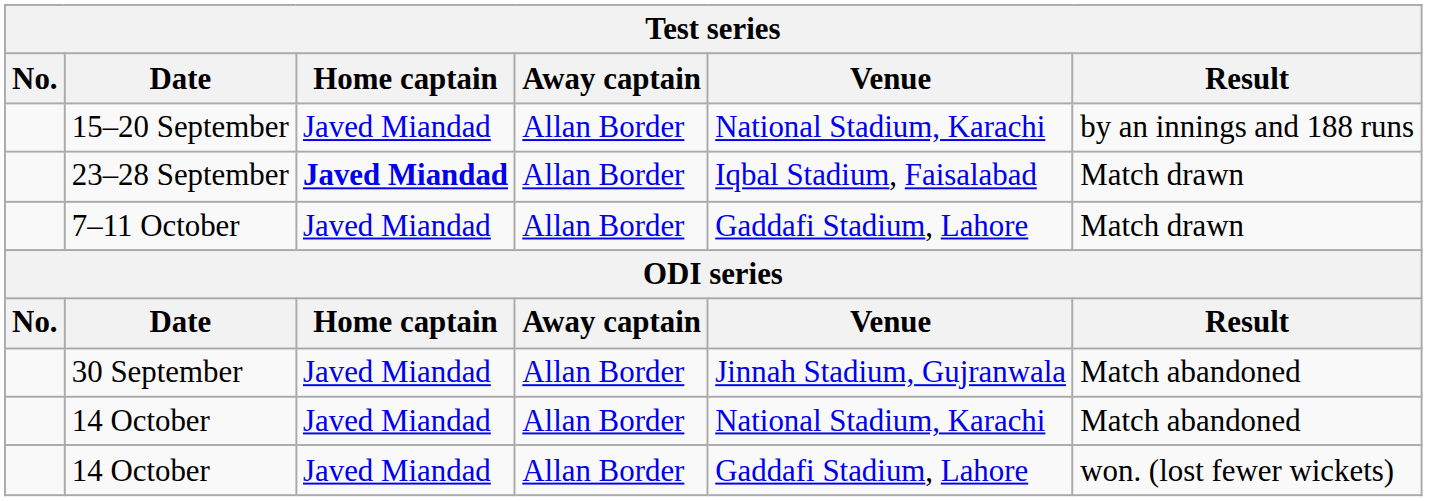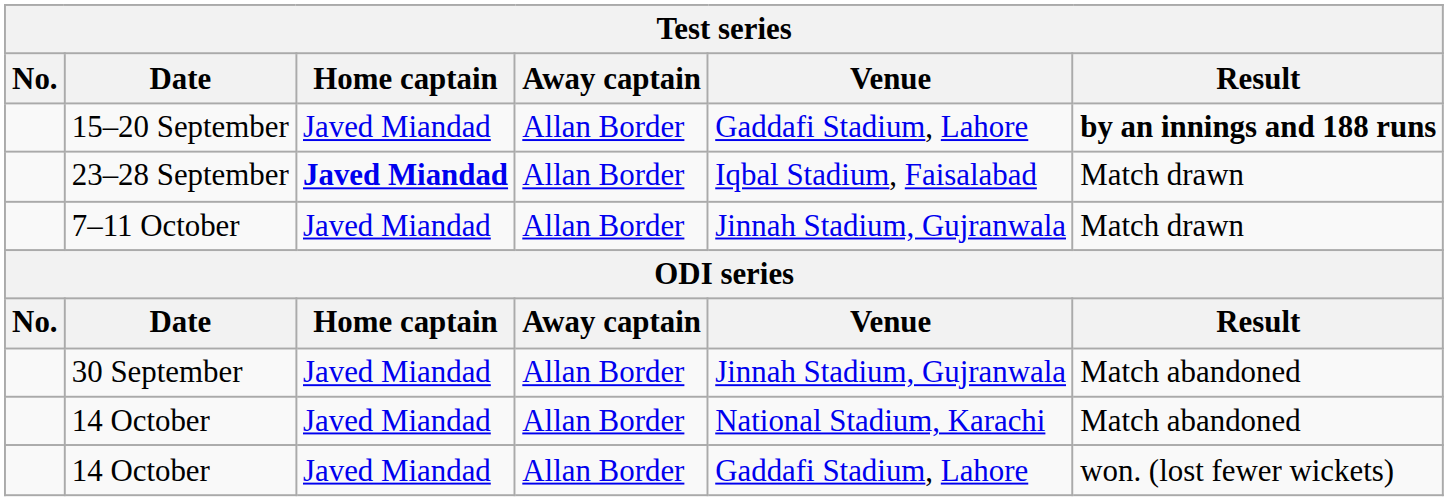(880, 126) National Stadium, Karachi -> (872, 126) Gaddafi Stadium, Lahore
(1247, 126) normal -> (1258, 126) bold
(872, 224) Gaddafi Stadium, Lahore -> (891, 224) Jinnah Stadium, Gujranwala
